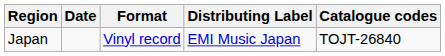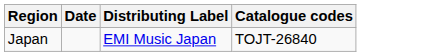- column: (142, 16)
